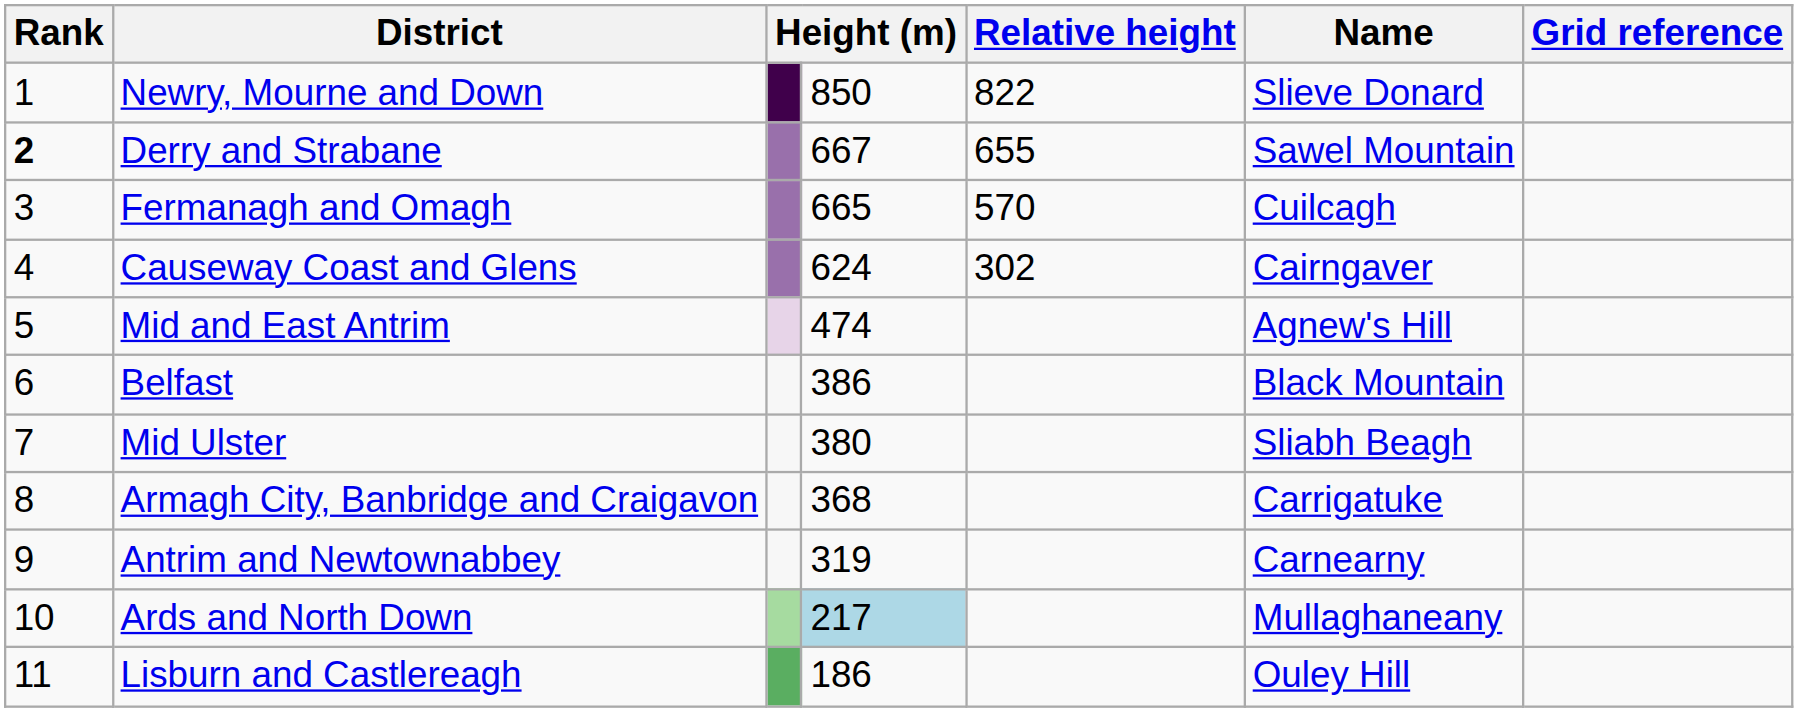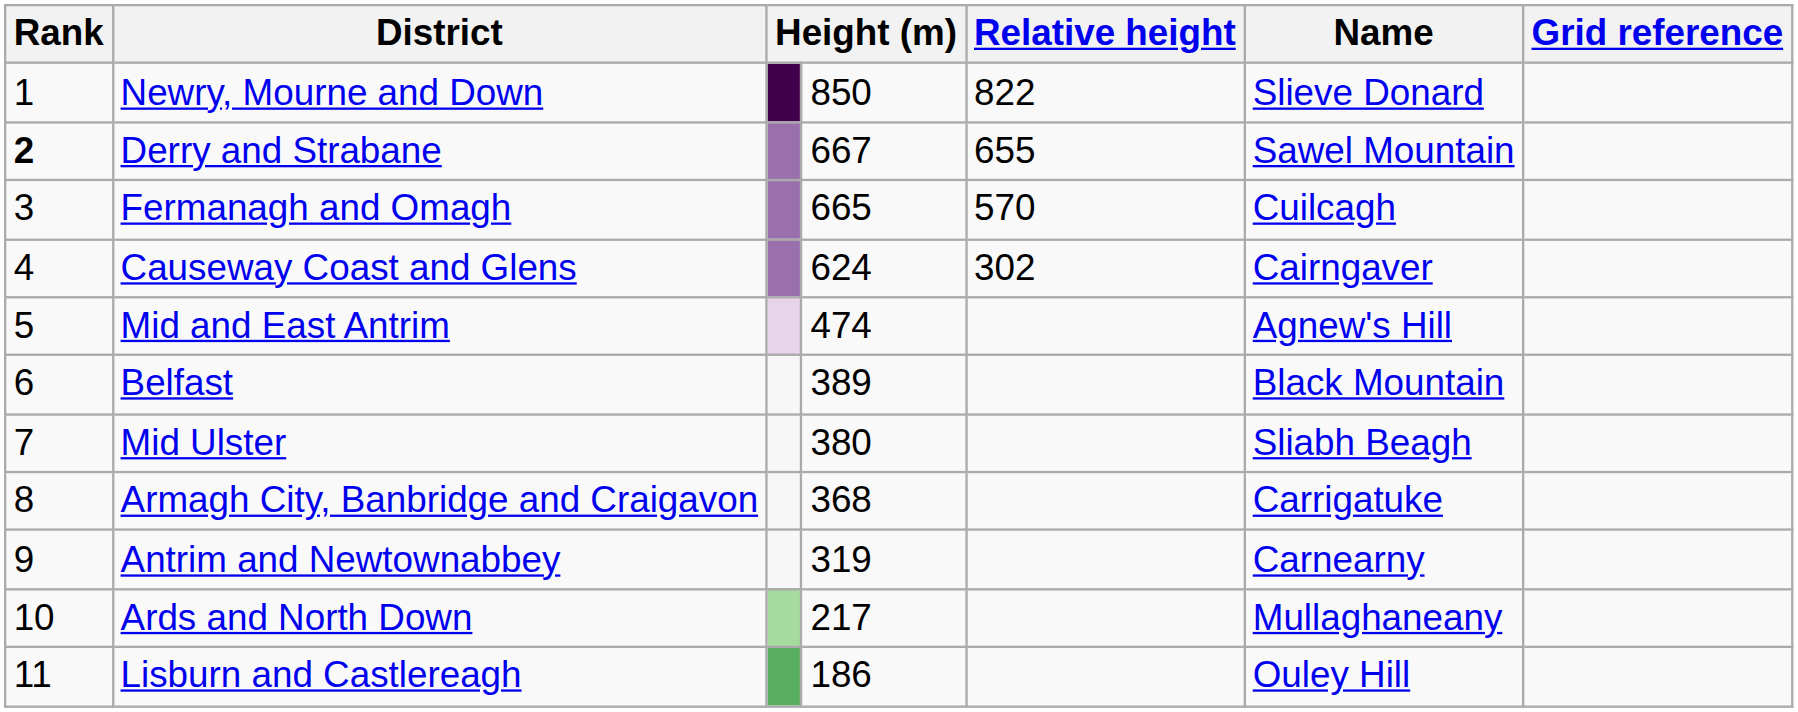(841, 383) 386 -> (841, 383) 389
(841, 617) lightblue background -> (841, 617) no background
